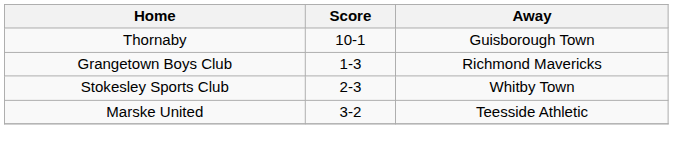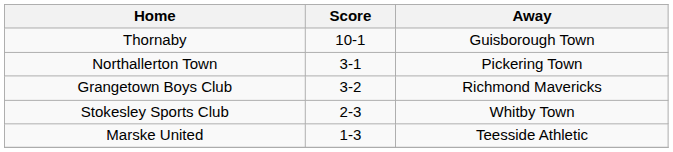+ row: (155, 64)
(350, 64) 1-3 -> (350, 87) 3-2
(350, 111) 3-2 -> (350, 135) 1-3
